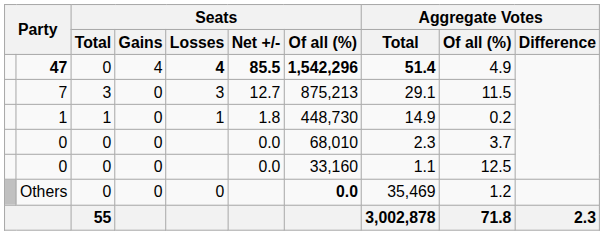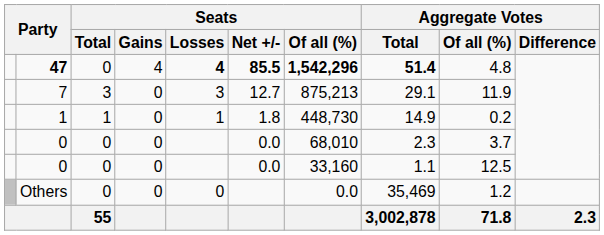(500, 67) 4.9 -> (500, 67) 4.8
(497, 92) 11.5 -> (497, 92) 11.9
(347, 192) bold -> (347, 192) normal
